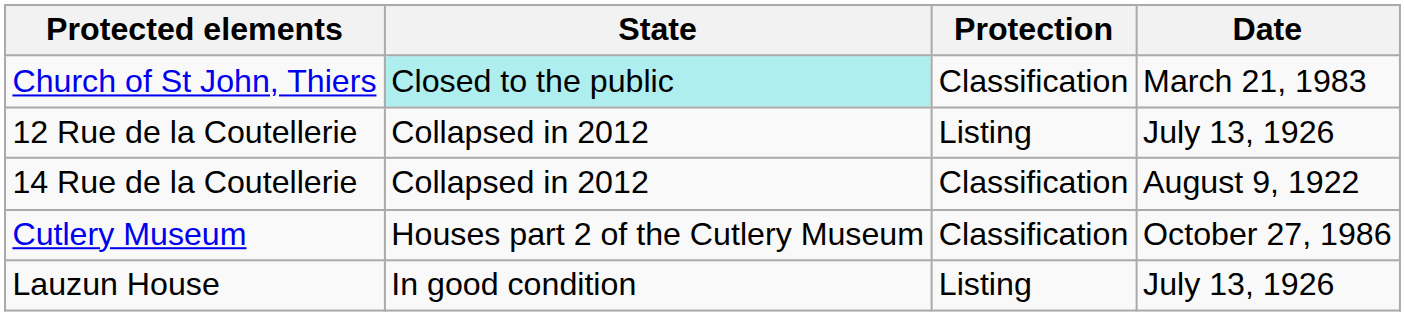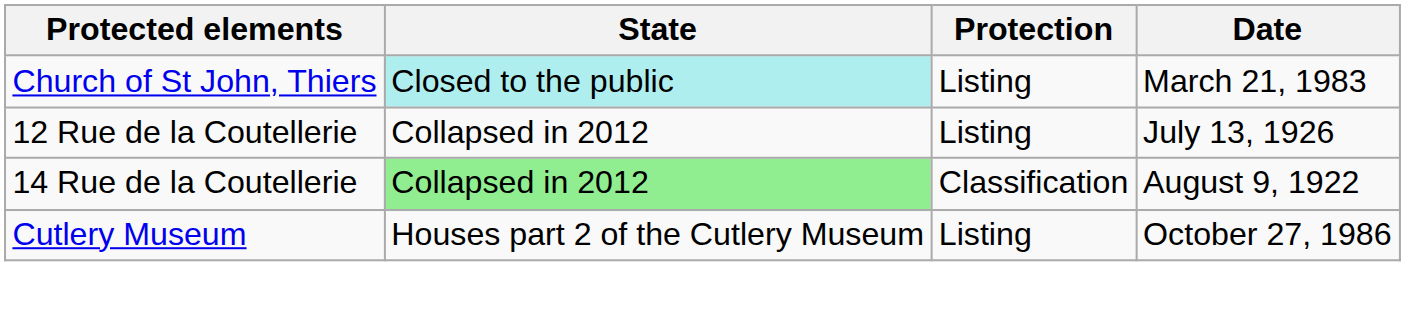(1034, 81) Classification -> (985, 81) Listing
(520, 183) no background -> (520, 183) lightgreen background
(1034, 234) Classification -> (985, 234) Listing
- row: (116, 285)
